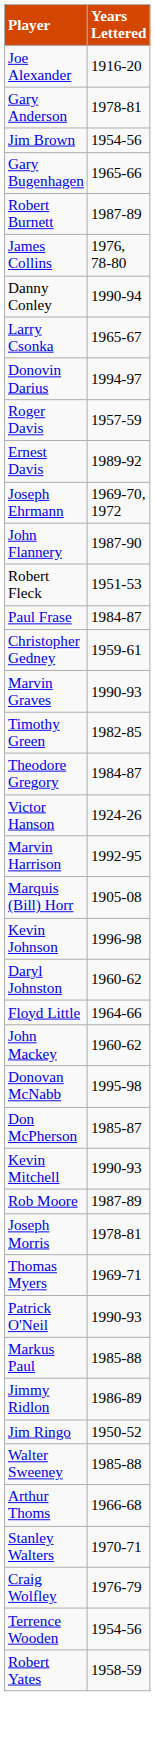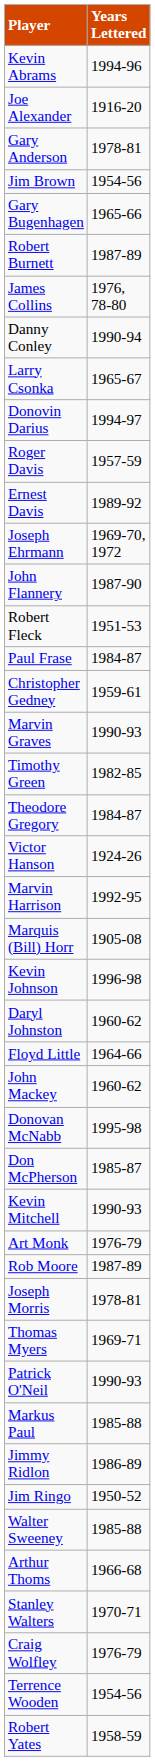+ row: (32, 66)
+ row: (38, 1242)
